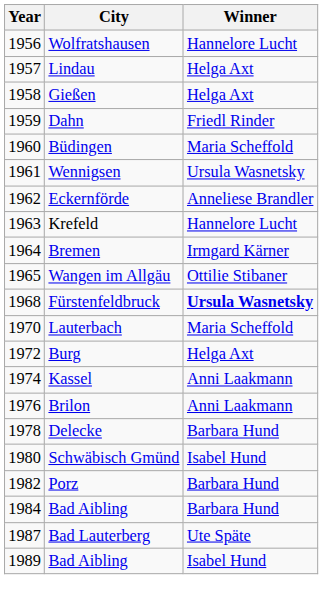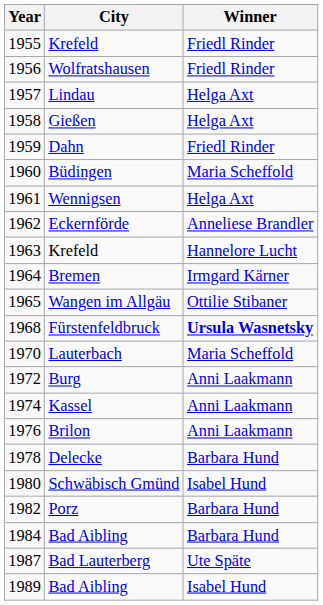+ row: (25, 43)
(242, 43) Hannelore Lucht -> (231, 69) Friedl Rinder
(246, 172) Ursula Wasnetsky -> (220, 198) Helga Axt
(220, 353) Helga Axt -> (240, 379) Anni Laakmann
